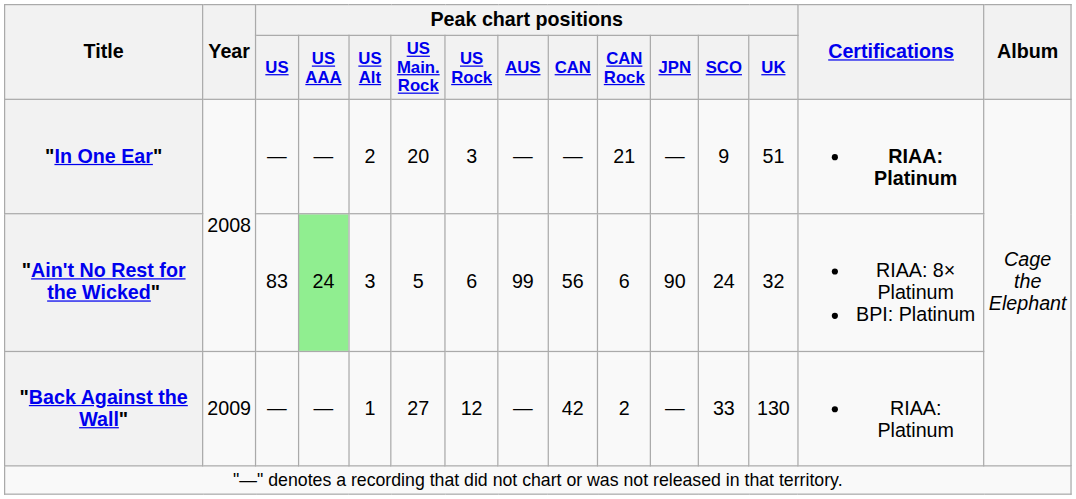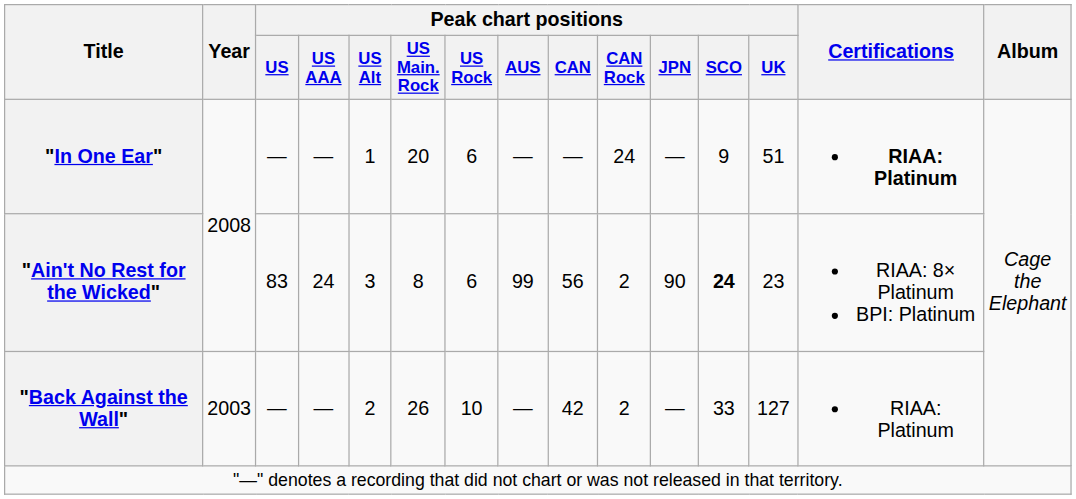(370, 156) 2 -> (370, 156) 1
(472, 156) 3 -> (472, 156) 6
(624, 156) 21 -> (624, 156) 24
(323, 282) lightgreen background -> (323, 282) no background
(418, 282) 5 -> (418, 282) 8
(624, 282) 6 -> (624, 282) 2
(724, 282) normal -> (724, 282) bold
(773, 282) 32 -> (773, 282) 23
(229, 408) 2009 -> (229, 408) 2003
(370, 408) 1 -> (370, 408) 2
(418, 408) 27 -> (418, 408) 26
(472, 408) 12 -> (472, 408) 10
(773, 408) 130 -> (773, 408) 127
